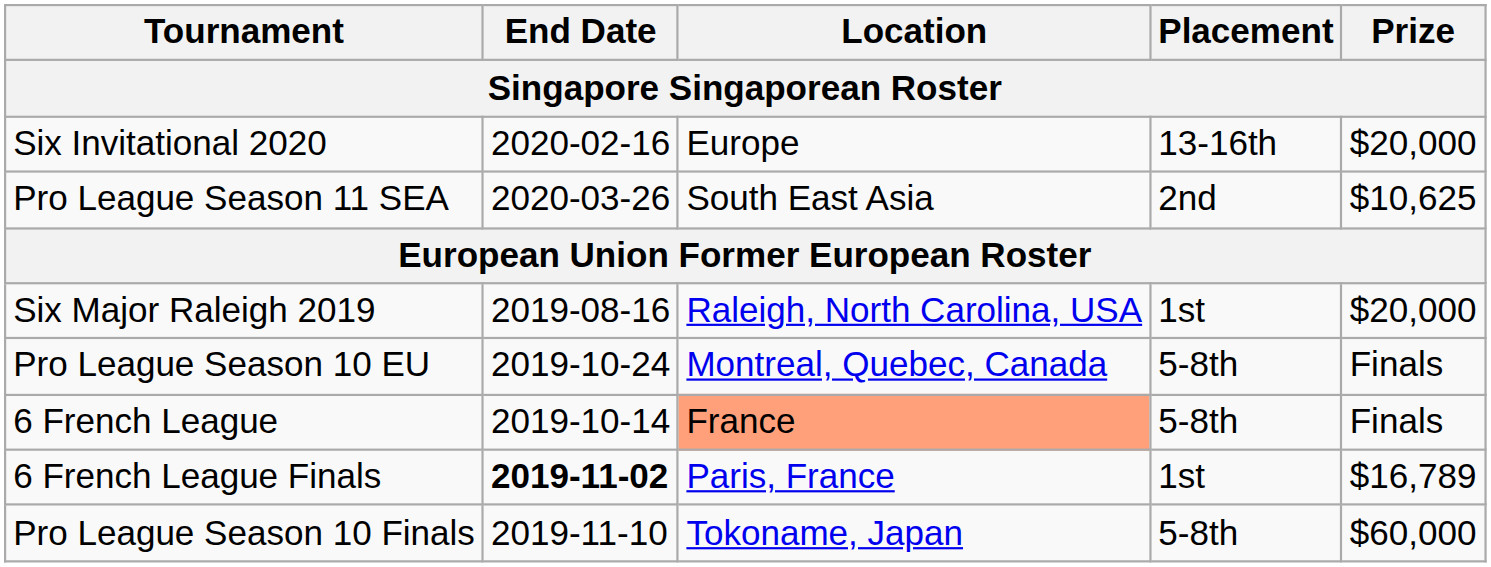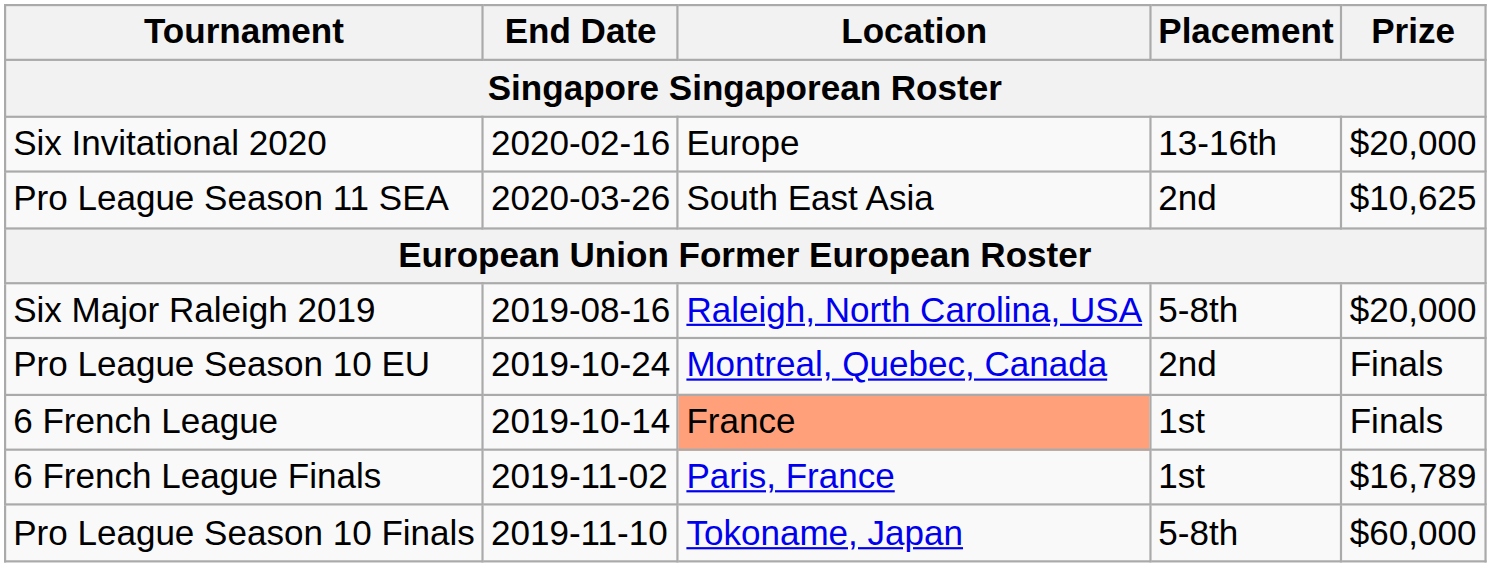(1182, 310) 1st -> (1198, 310) 5-8th
(1198, 365) 5-8th -> (1188, 365) 2nd
(1198, 421) 5-8th -> (1182, 421) 1st
(580, 476) bold -> (579, 476) normal
